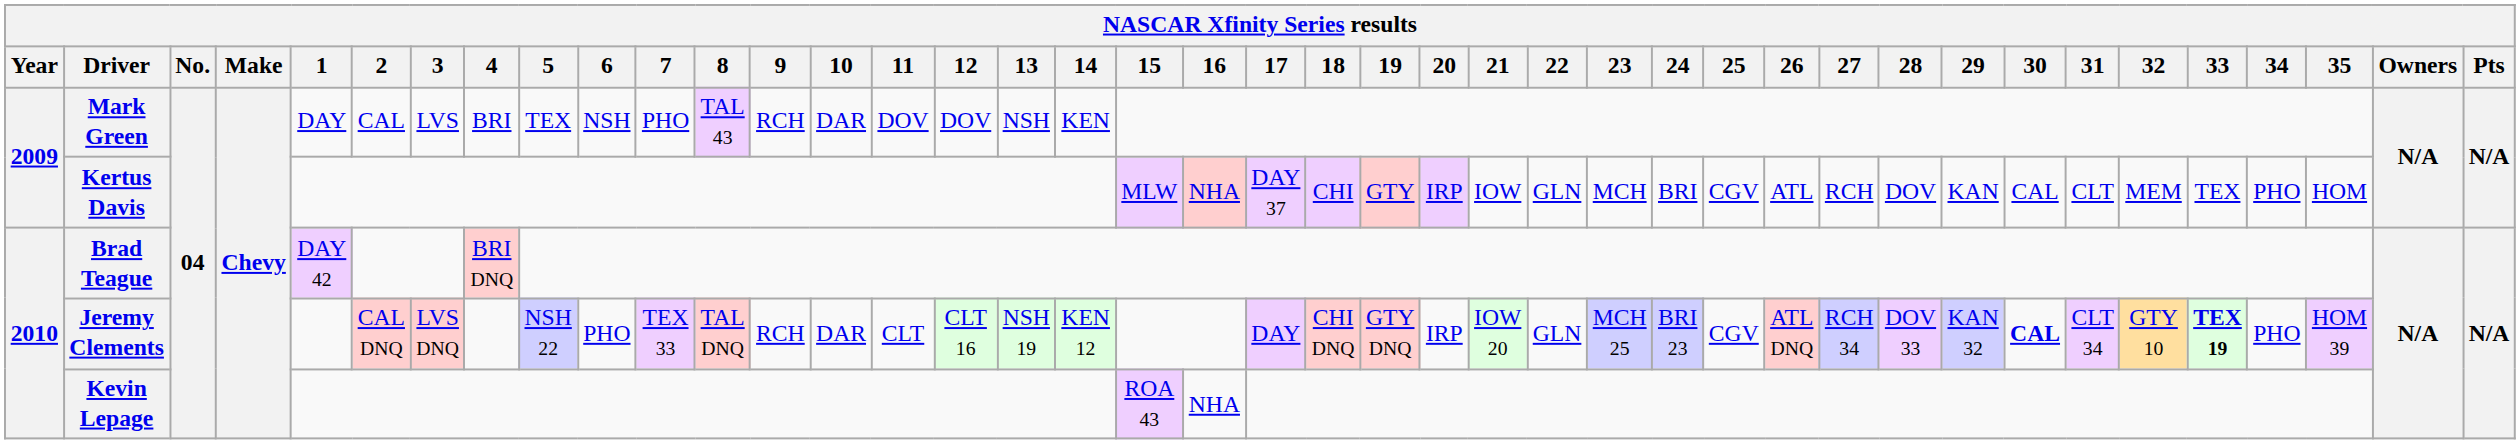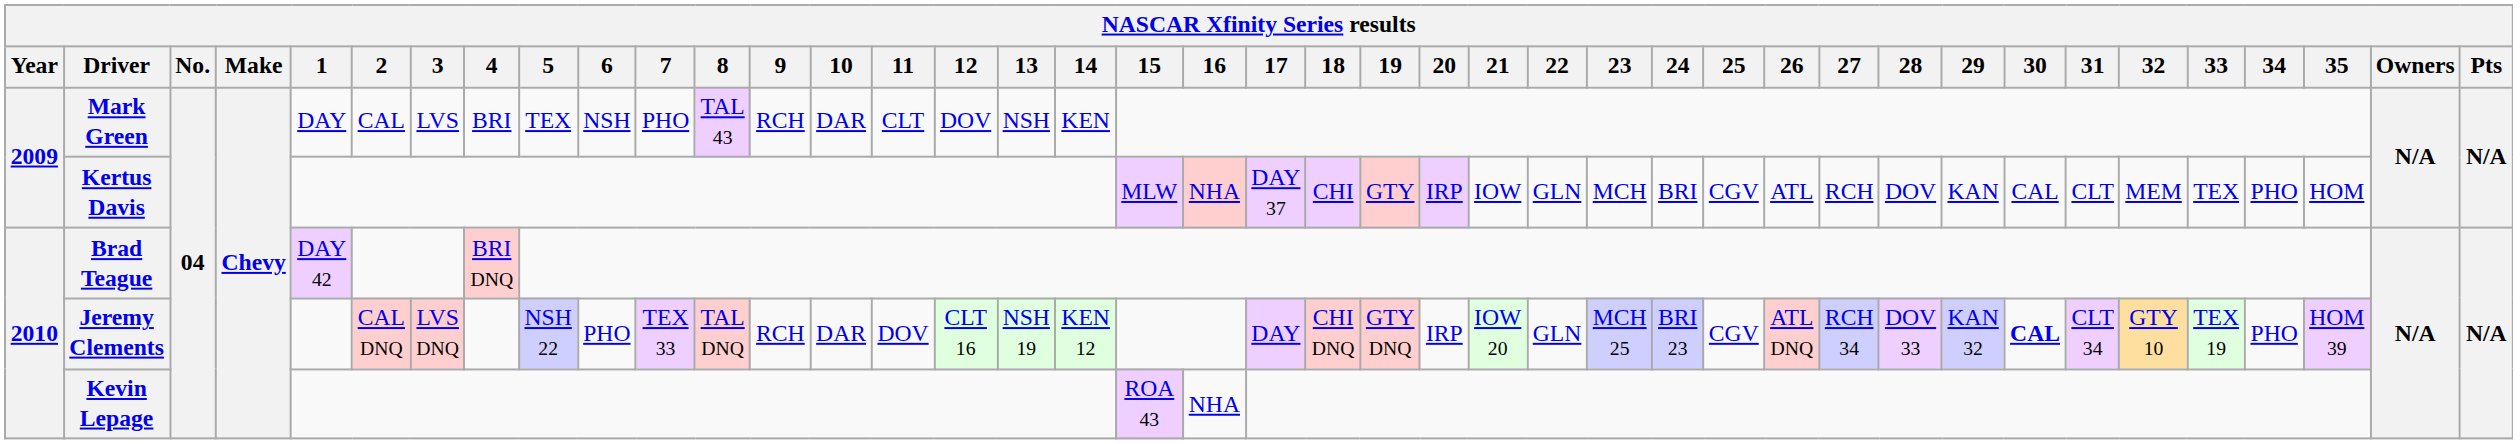(903, 121) DOV -> (903, 121) CLT
(903, 333) CLT -> (903, 333) DOV
(2217, 333) bold -> (2216, 332) normal
